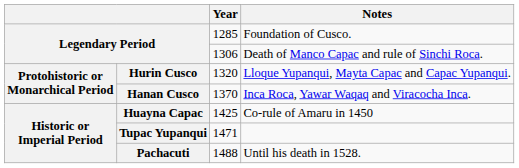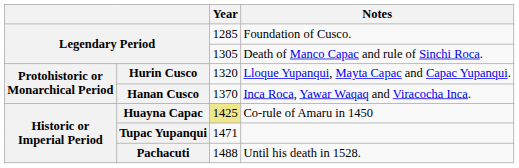(225, 53) 1306 -> (225, 53) 1305
(225, 113) no background -> (225, 113) khaki background
